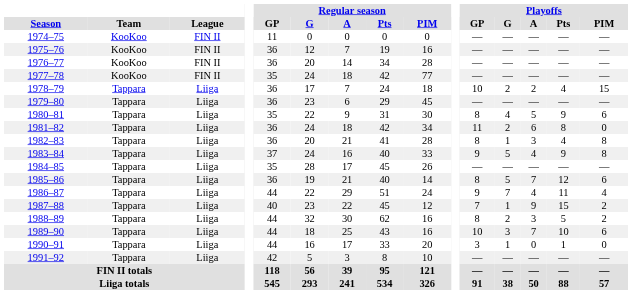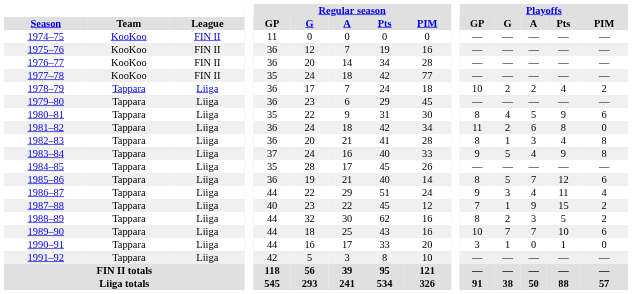(604, 88) 15 -> (604, 88) 2
(508, 192) 7 -> (508, 192) 3
(508, 231) 3 -> (508, 231) 7
